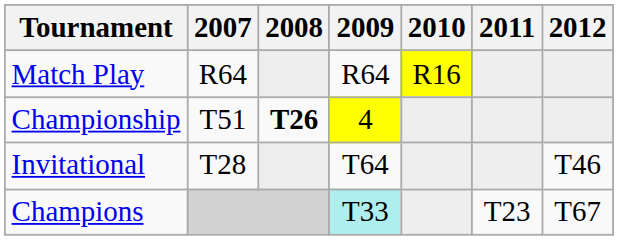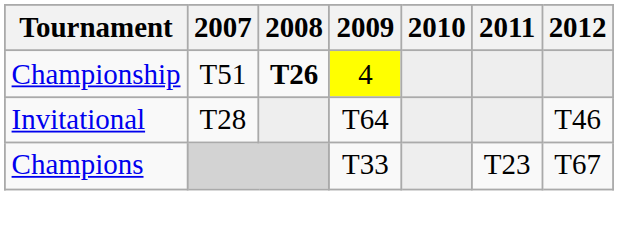- row: (78, 73)
(365, 211) paleturquoise background -> (365, 165) no background
